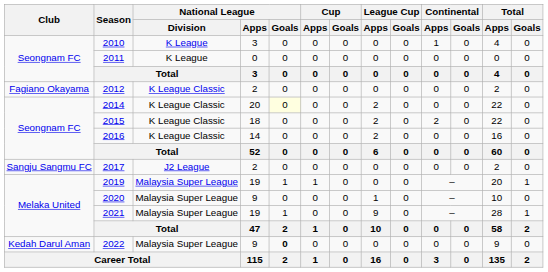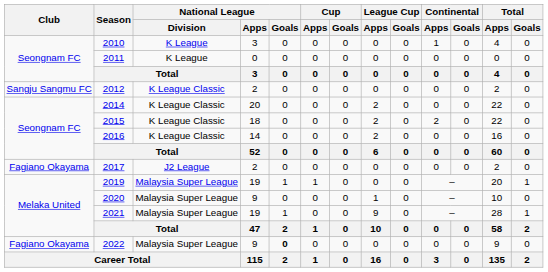(49, 89) Fagiano Okayama -> (49, 89) Sangju Sangmu FC
(285, 105) lightyellow background -> (285, 105) no background
(49, 167) Sangju Sangmu FC -> (49, 167) Fagiano Okayama
(49, 244) Kedah Darul Aman -> (49, 244) Fagiano Okayama
